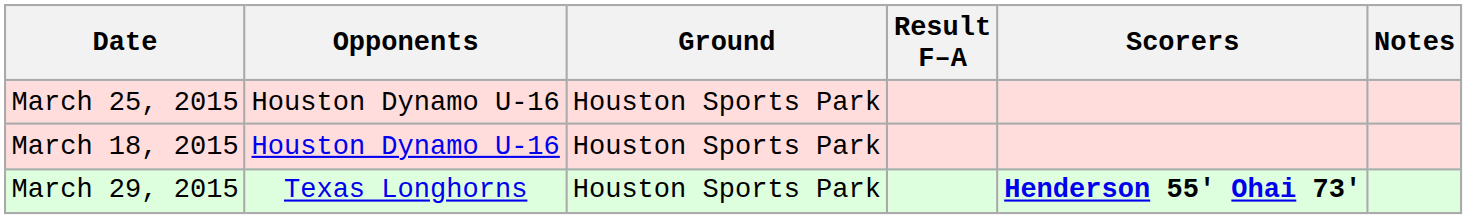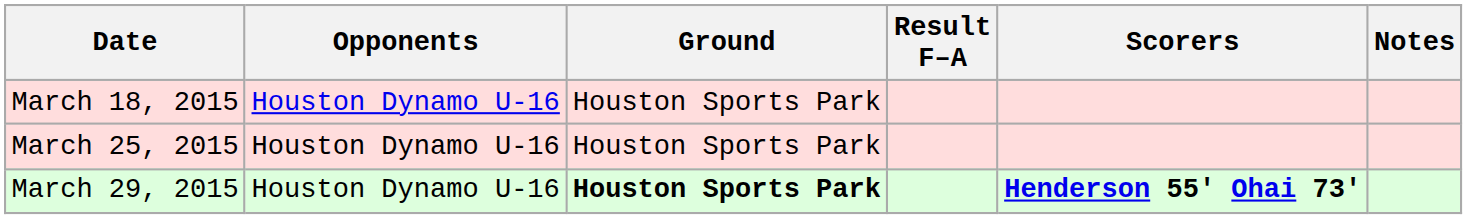rows swapped: (125, 146) <-> (125, 102)
(406, 190) Texas Longhorns -> (406, 190) Houston Dynamo U-16
(727, 190) normal -> (727, 190) bold
